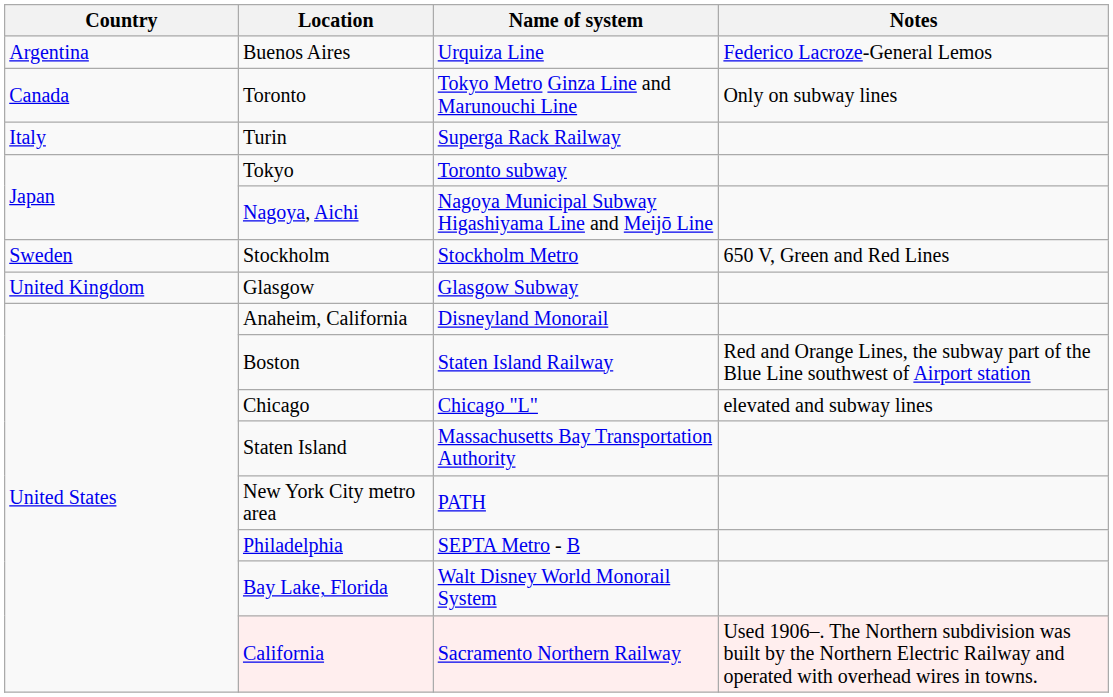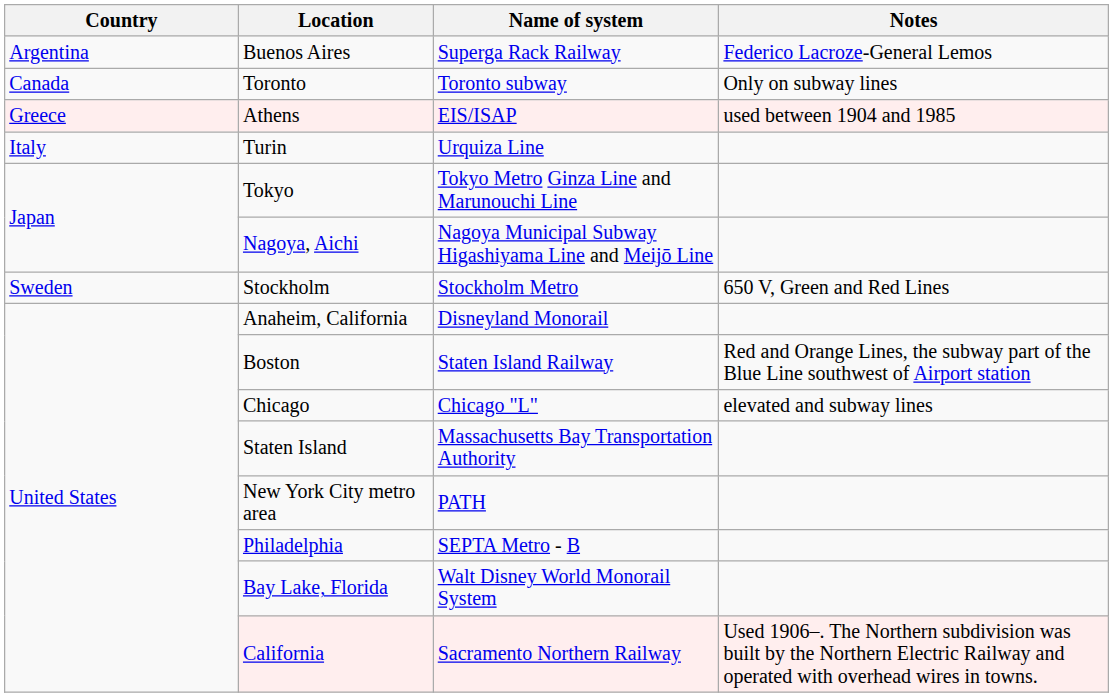(491, 52) Urquiza Line -> (529, 52) Superga Rack Railway
(554, 95) Tokyo Metro Ginza Line and Marunouchi Line -> (502, 83) Toronto subway
+ row: (271, 115)
(529, 138) Superga Rack Railway -> (491, 147) Urquiza Line
(502, 169) Toronto subway -> (554, 190) Tokyo Metro Ginza Line and Marunouchi Line
- row: (279, 287)
